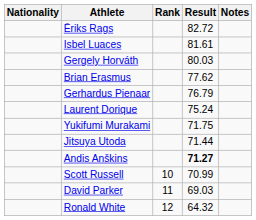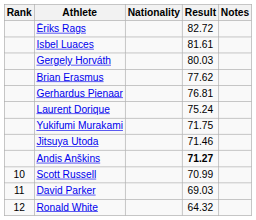columns swapped: (168, 12) <-> (33, 12)
(200, 93) 76.79 -> (200, 93) 76.81
(200, 142) 71.44 -> (200, 142) 71.46
